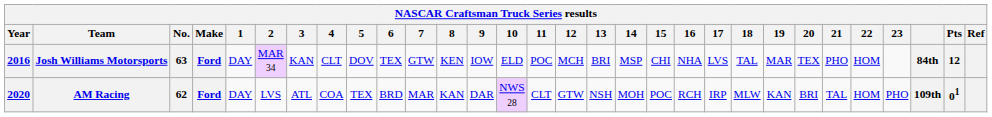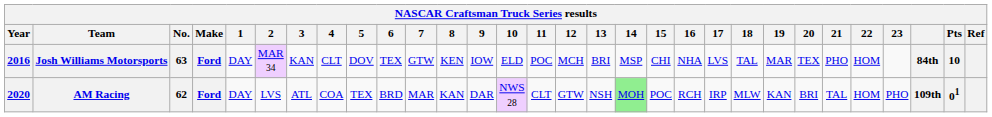(954, 60) 12 -> (954, 60) 10
(631, 94) no background -> (631, 94) lightgreen background
